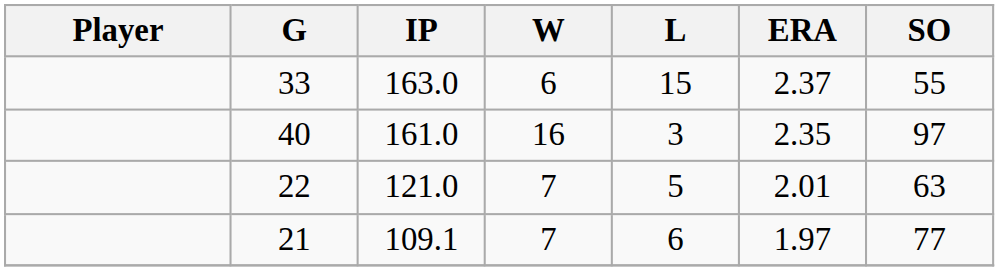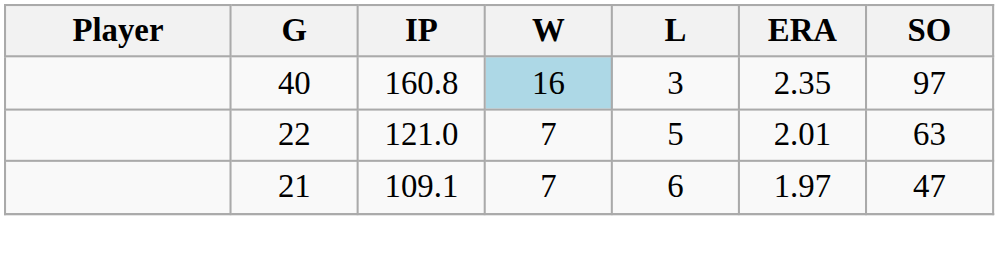- row: (294, 82)
(421, 134) 161.0 -> (421, 82) 160.8
(548, 134) no background -> (548, 82) lightblue background
(929, 238) 77 -> (929, 186) 47
